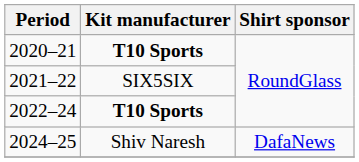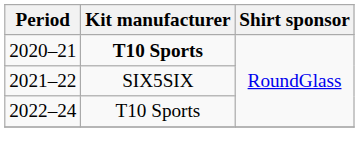(158, 111) bold -> (158, 111) normal
- row: (43, 141)
